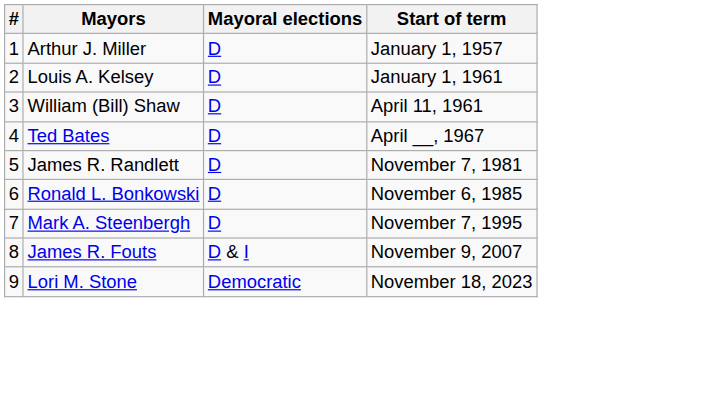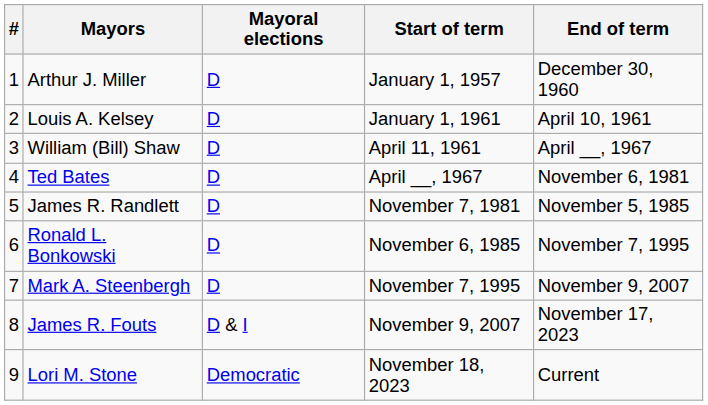+ column: (618, 29)
